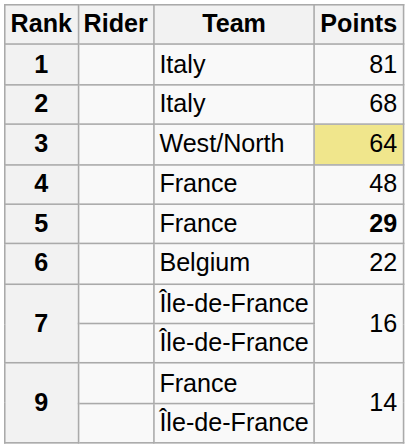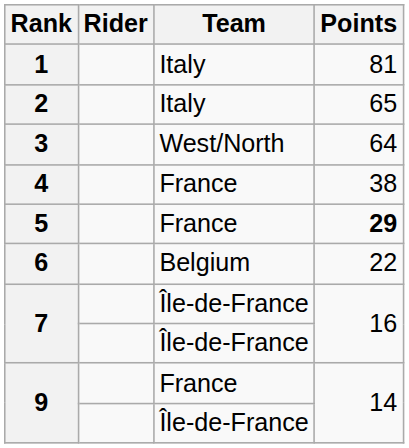(383, 104) 68 -> (383, 104) 65
(383, 143) khaki background -> (383, 143) no background
(383, 183) 48 -> (383, 183) 38
